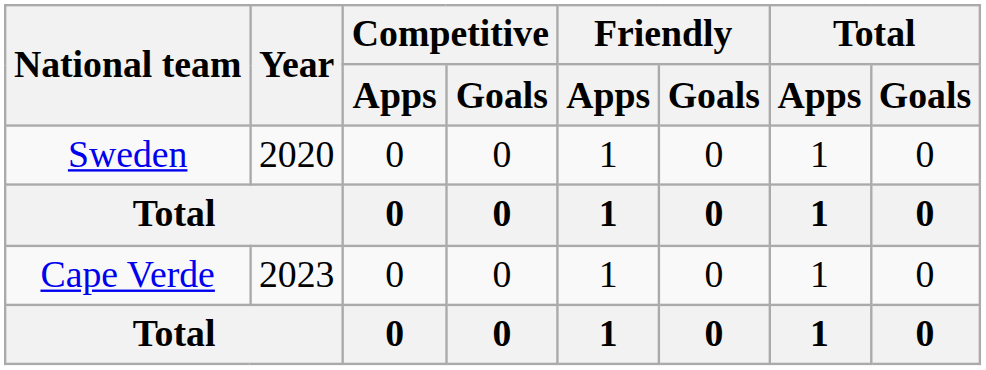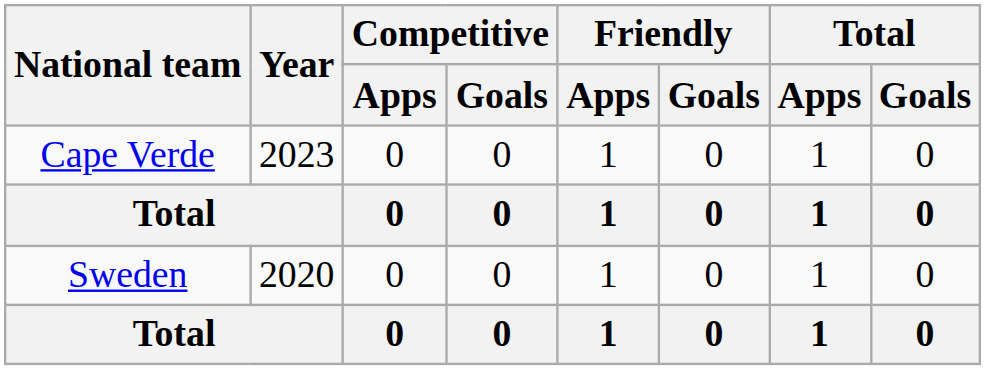rows swapped: (128, 154) <-> (128, 273)
